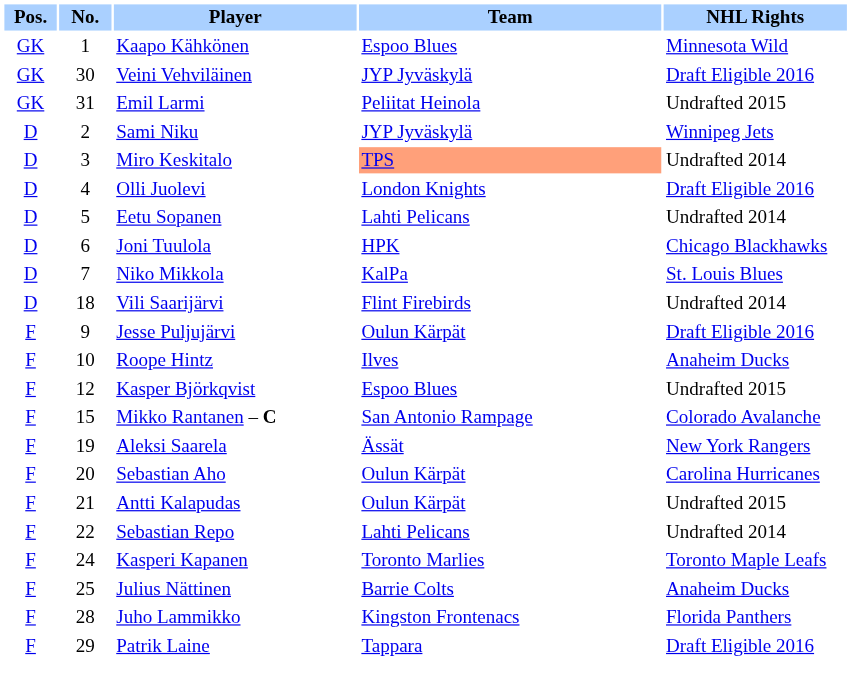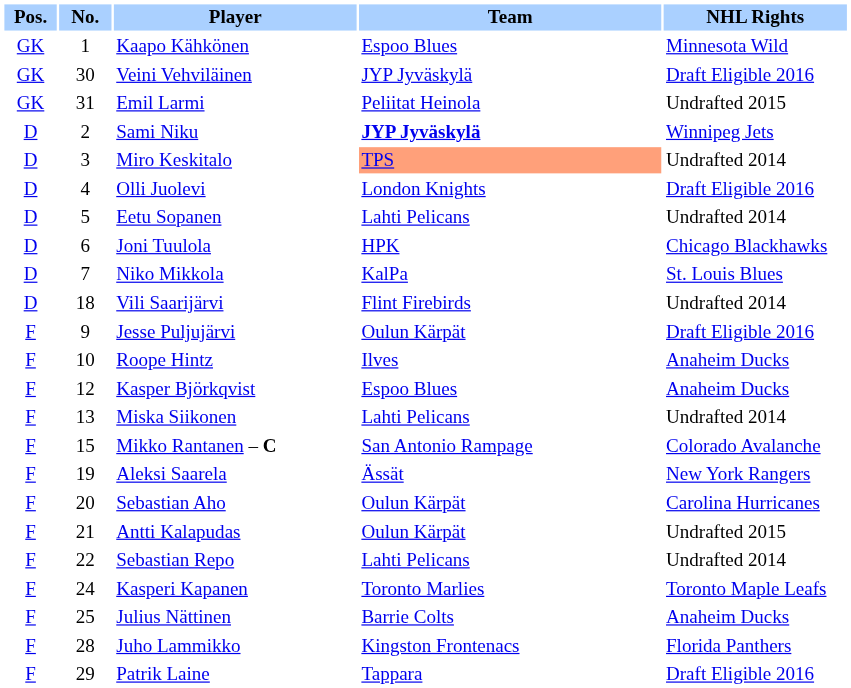(417, 131) normal -> (421, 131) bold
(726, 388) Undrafted 2015 -> (728, 388) Anaheim Ducks
+ row: (176, 417)
